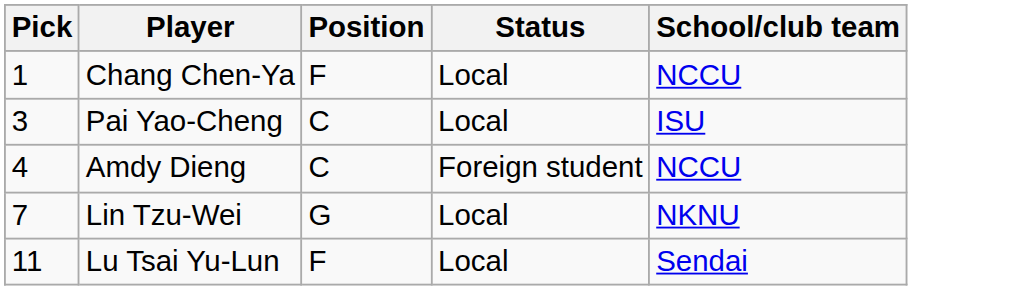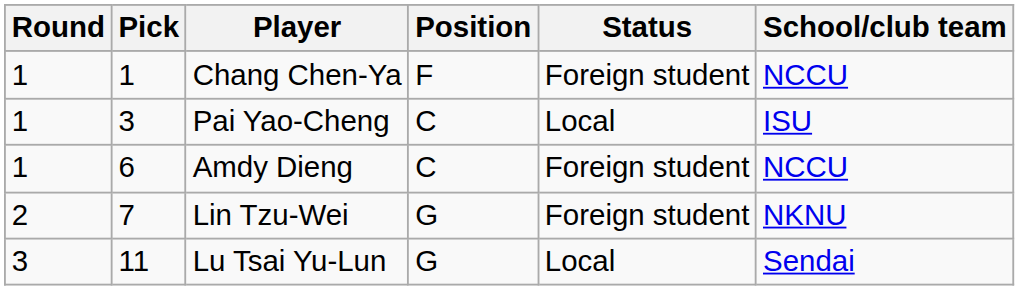+ column: (58, 27)
(473, 74) Local -> (647, 74) Foreign student
(20, 167) 4 -> (127, 167) 6
(473, 214) Local -> (647, 214) Foreign student
(317, 261) F -> (427, 261) G
